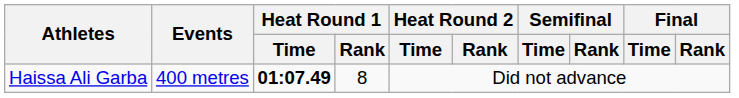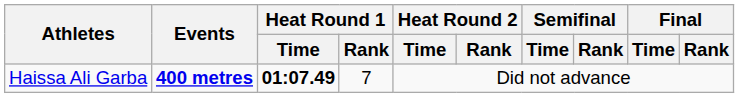(202, 78) normal -> (204, 78) bold
(362, 78) 8 -> (366, 78) 7
